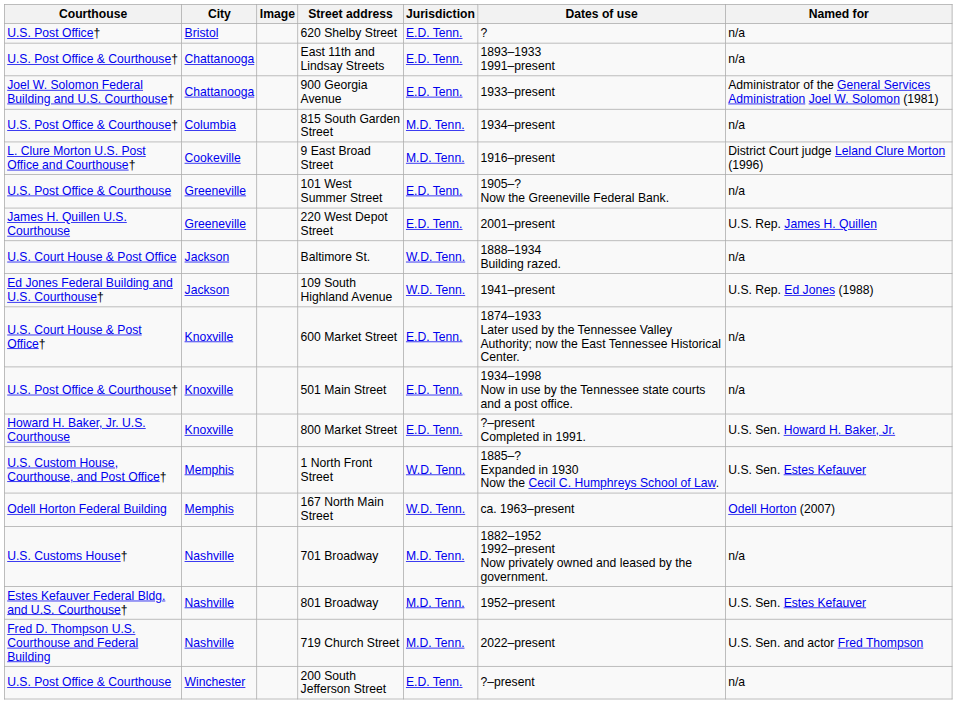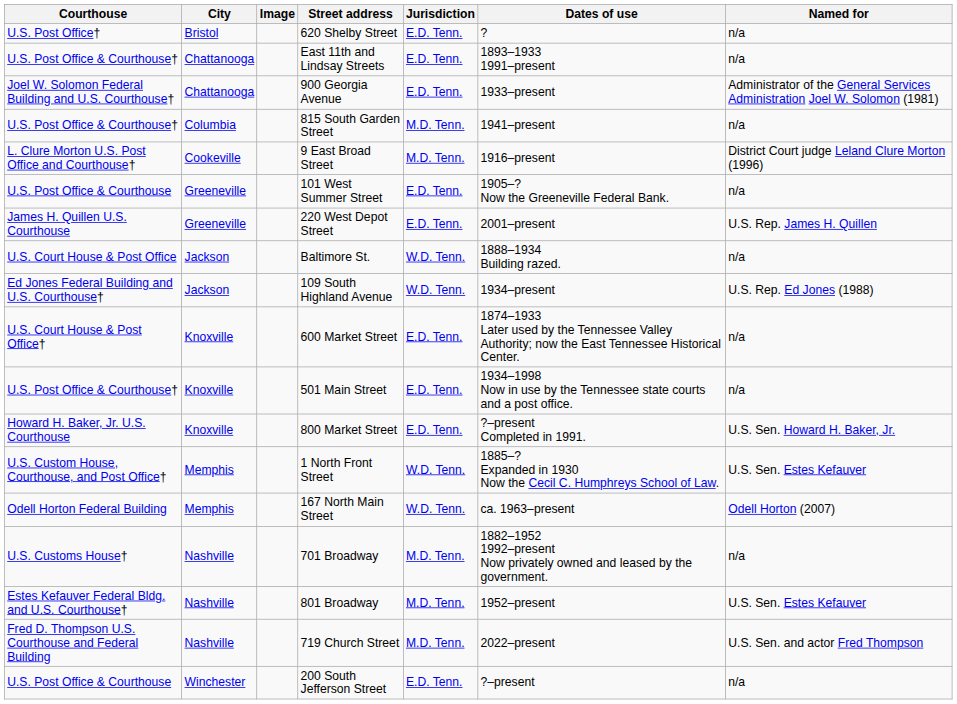(518, 125) 1934–present -> (518, 125) 1941–present
(518, 290) 1941–present -> (518, 290) 1934–present
